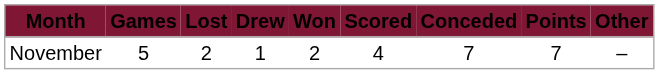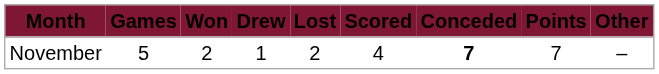columns swapped: (315, 21) <-> (206, 21)
(469, 53) normal -> (469, 53) bold
